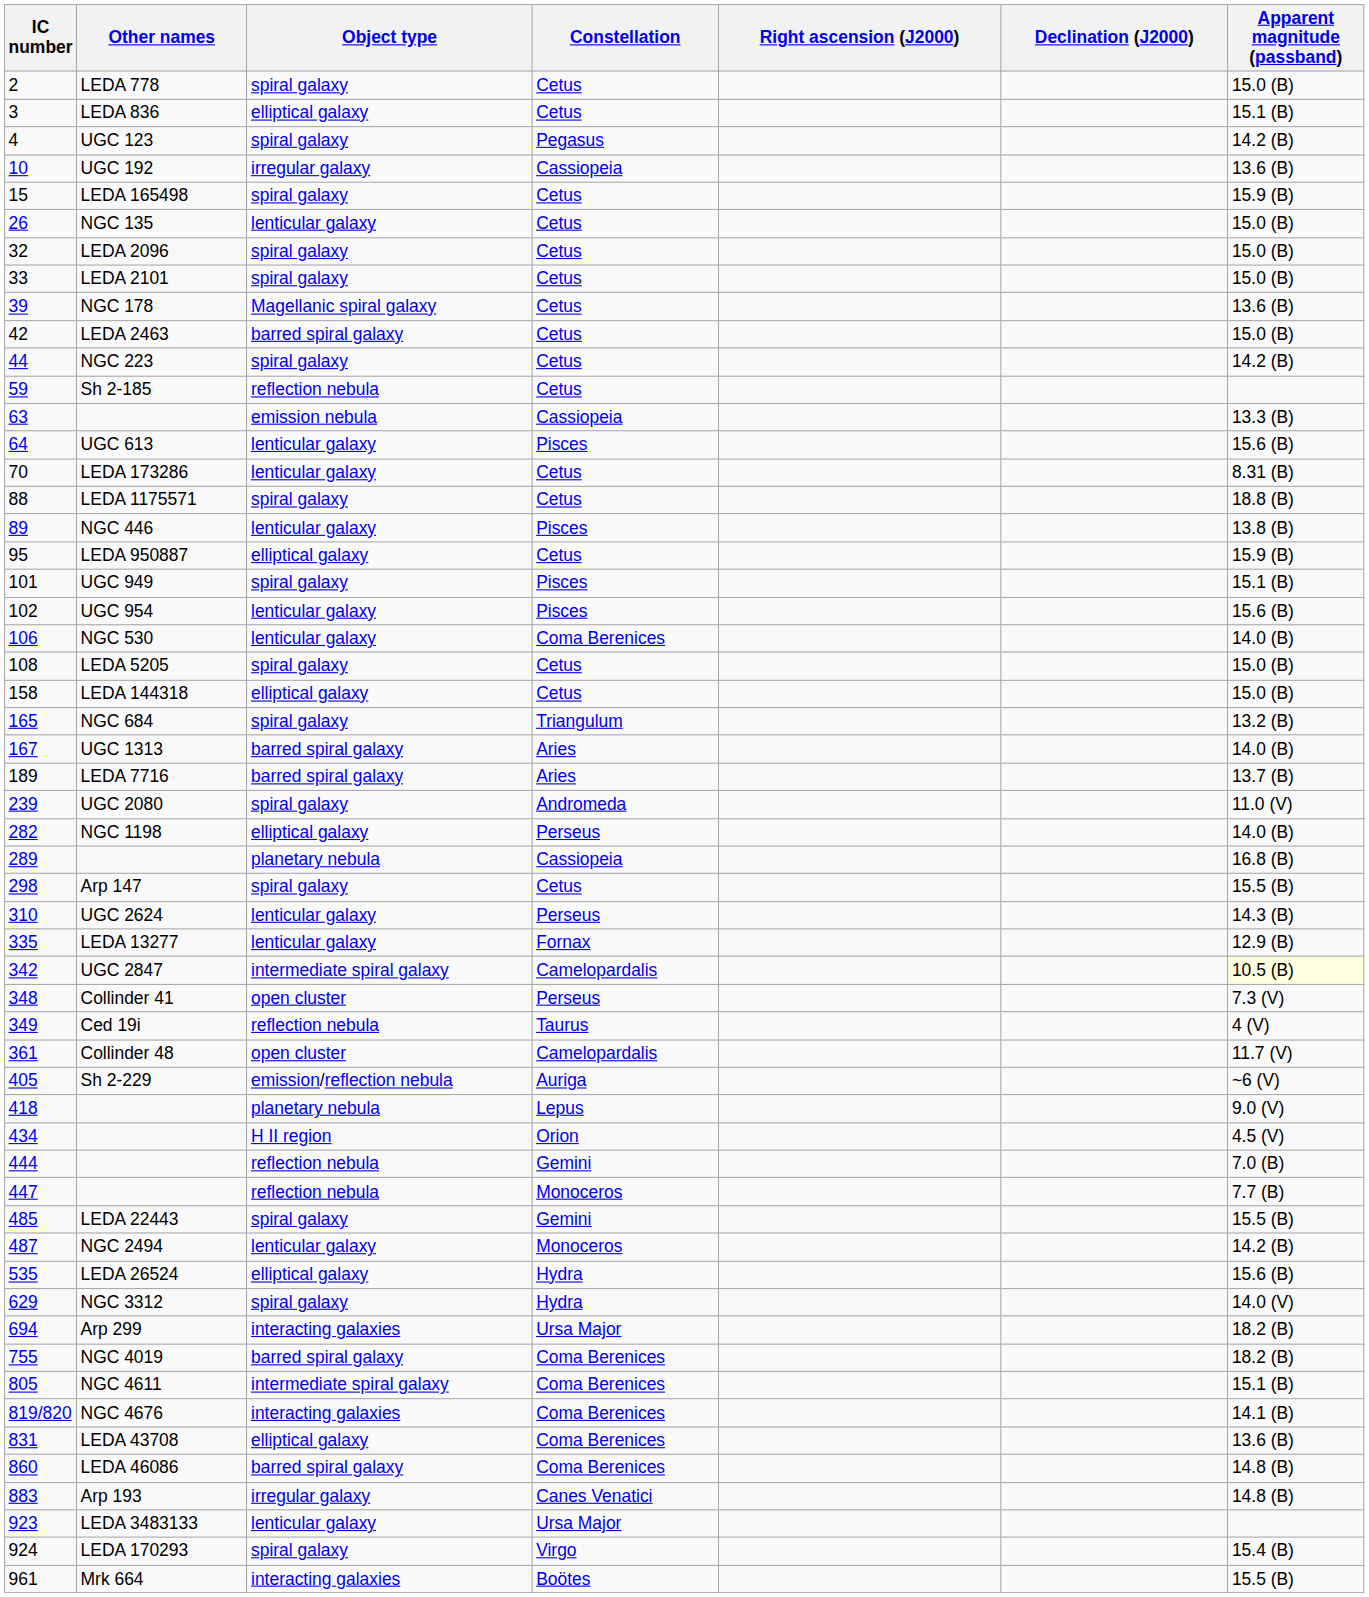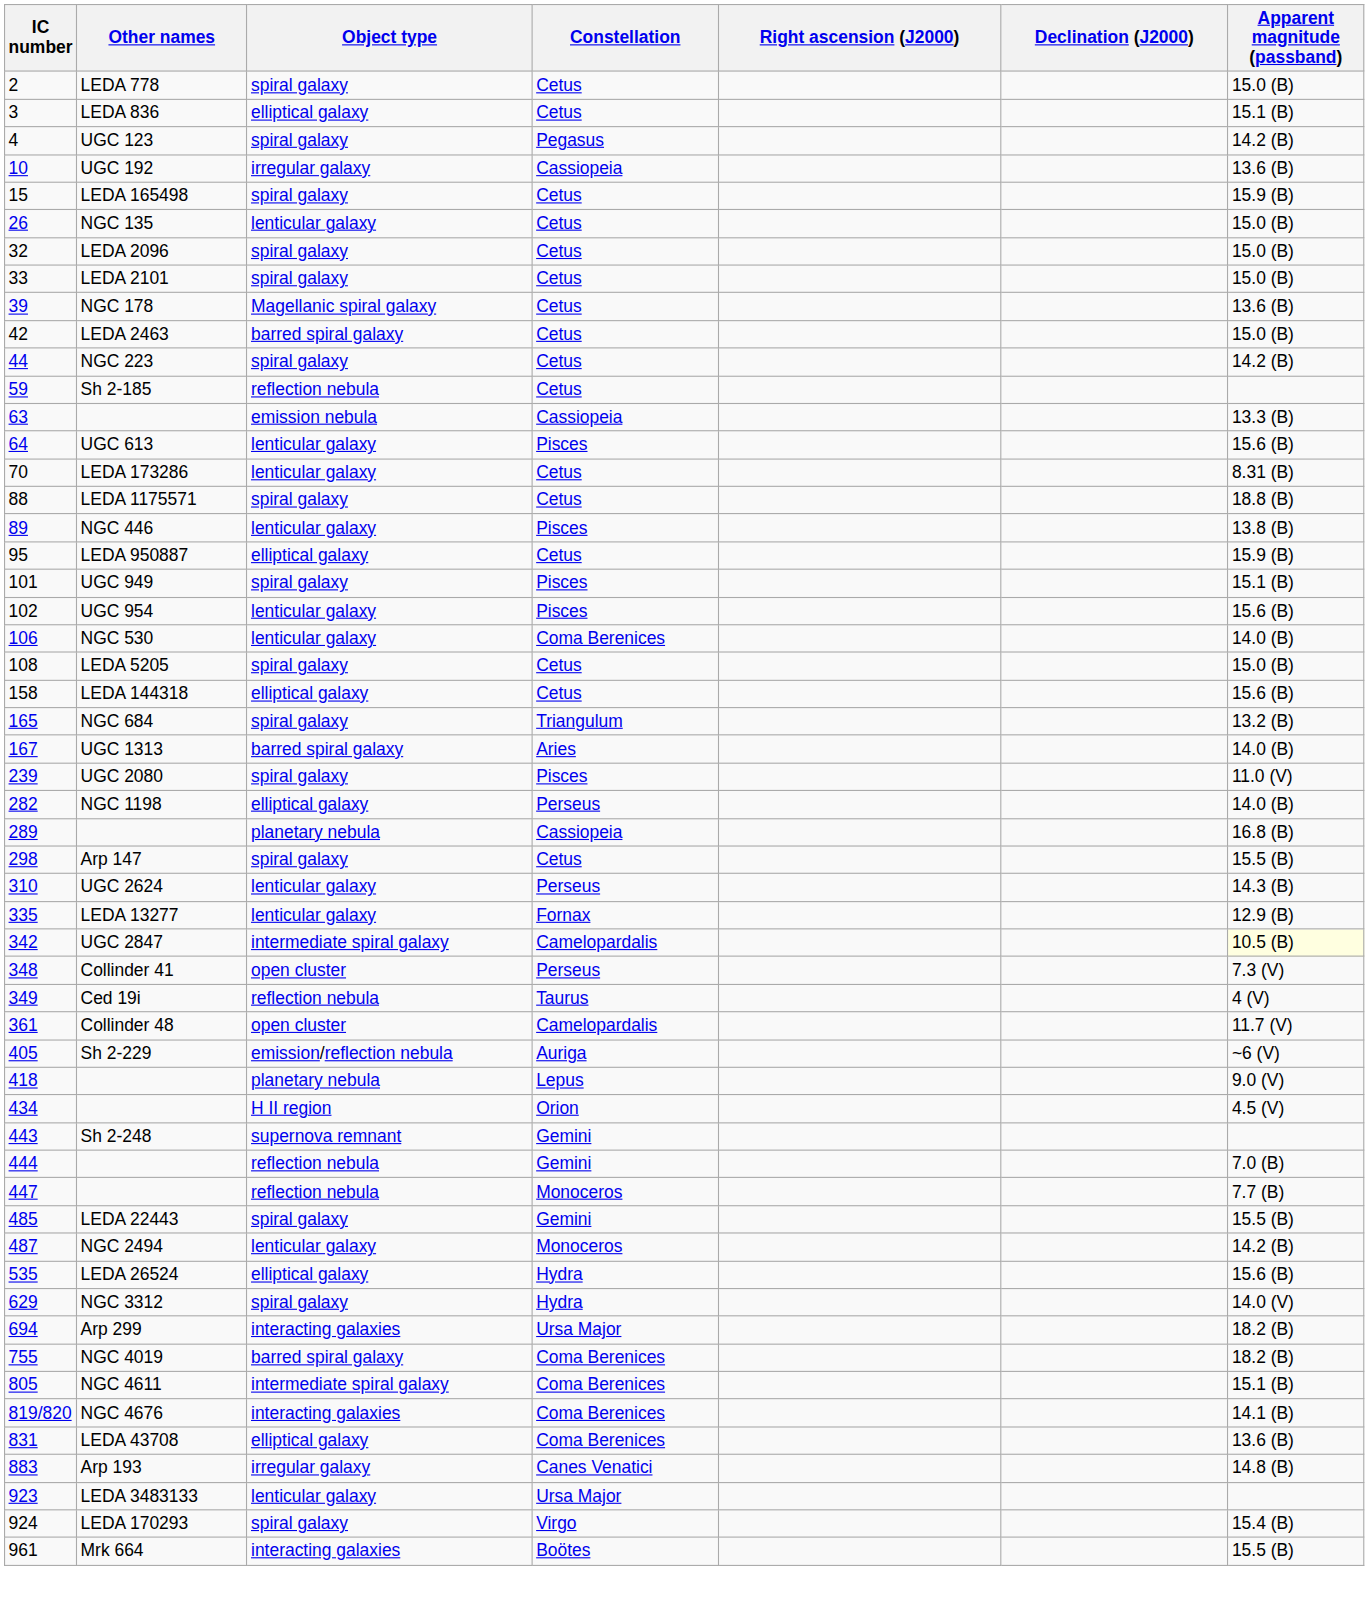(1263, 693) 15.0 (B) -> (1263, 693) 15.6 (B)
- row: (23, 776)
(581, 804) Andromeda -> (562, 776) Pisces
+ row: (23, 1136)
- row: (23, 1468)
